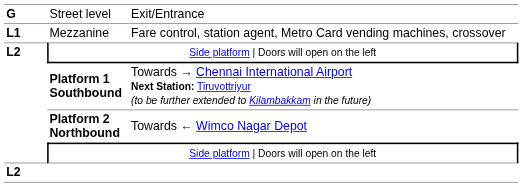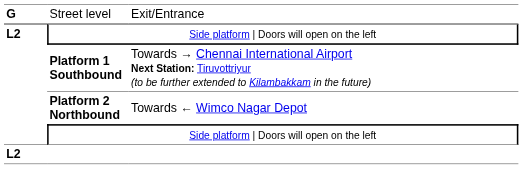- row: (79, 33)
